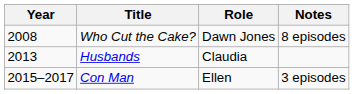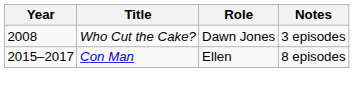(313, 36) 8 episodes -> (313, 36) 3 episodes
- row: (110, 57)
(313, 78) 3 episodes -> (313, 57) 8 episodes
